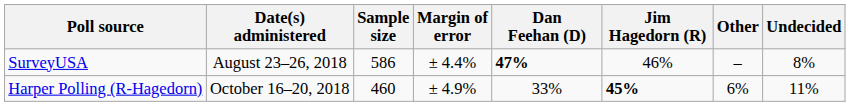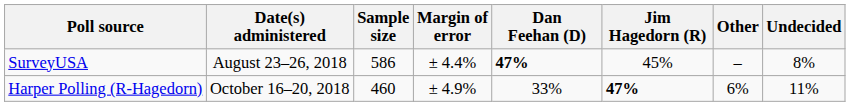(658, 62) 46% -> (658, 62) 45%
(623, 88) 45% -> (623, 88) 47%
